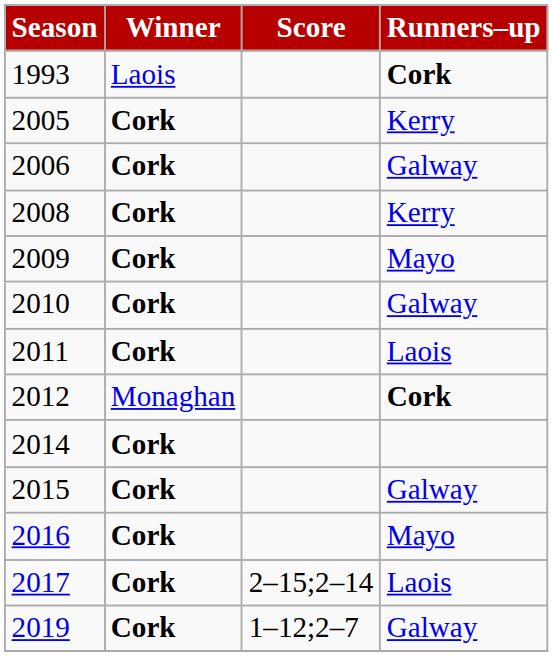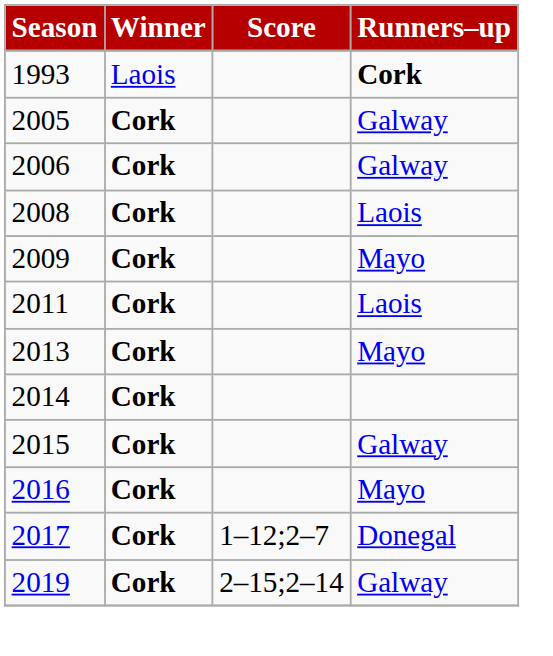(421, 119) Kerry -> (402, 119) Galway
(421, 212) Kerry -> (390, 212) Laois
- row: (41, 304)
- row: (41, 397)
+ row: (41, 350)
(311, 581) 2–15;2–14 -> (274, 535) 1–12;2–7
(419, 581) Laois -> (406, 535) Donegal
(304, 627) 1–12;2–7 -> (281, 581) 2–15;2–14
